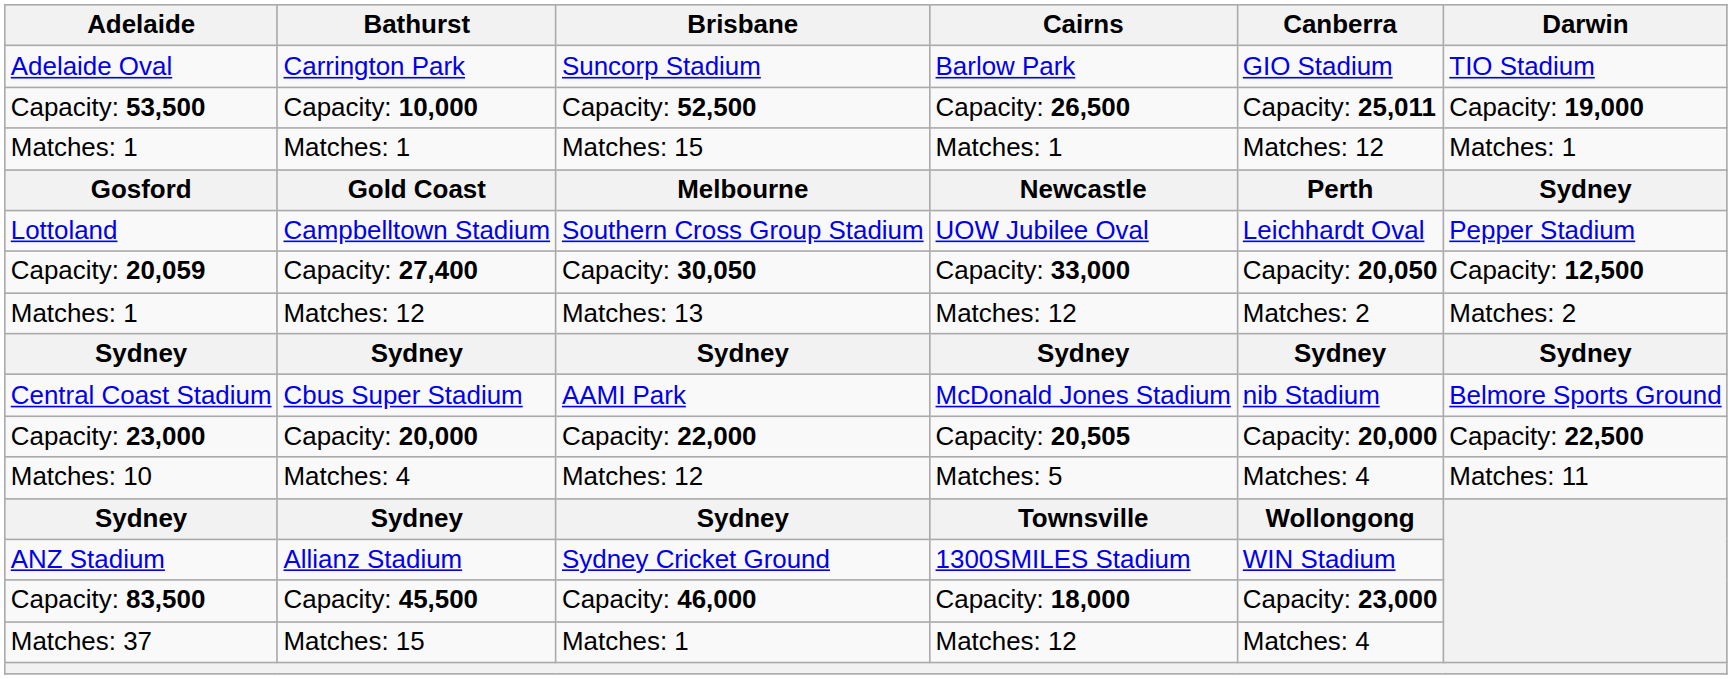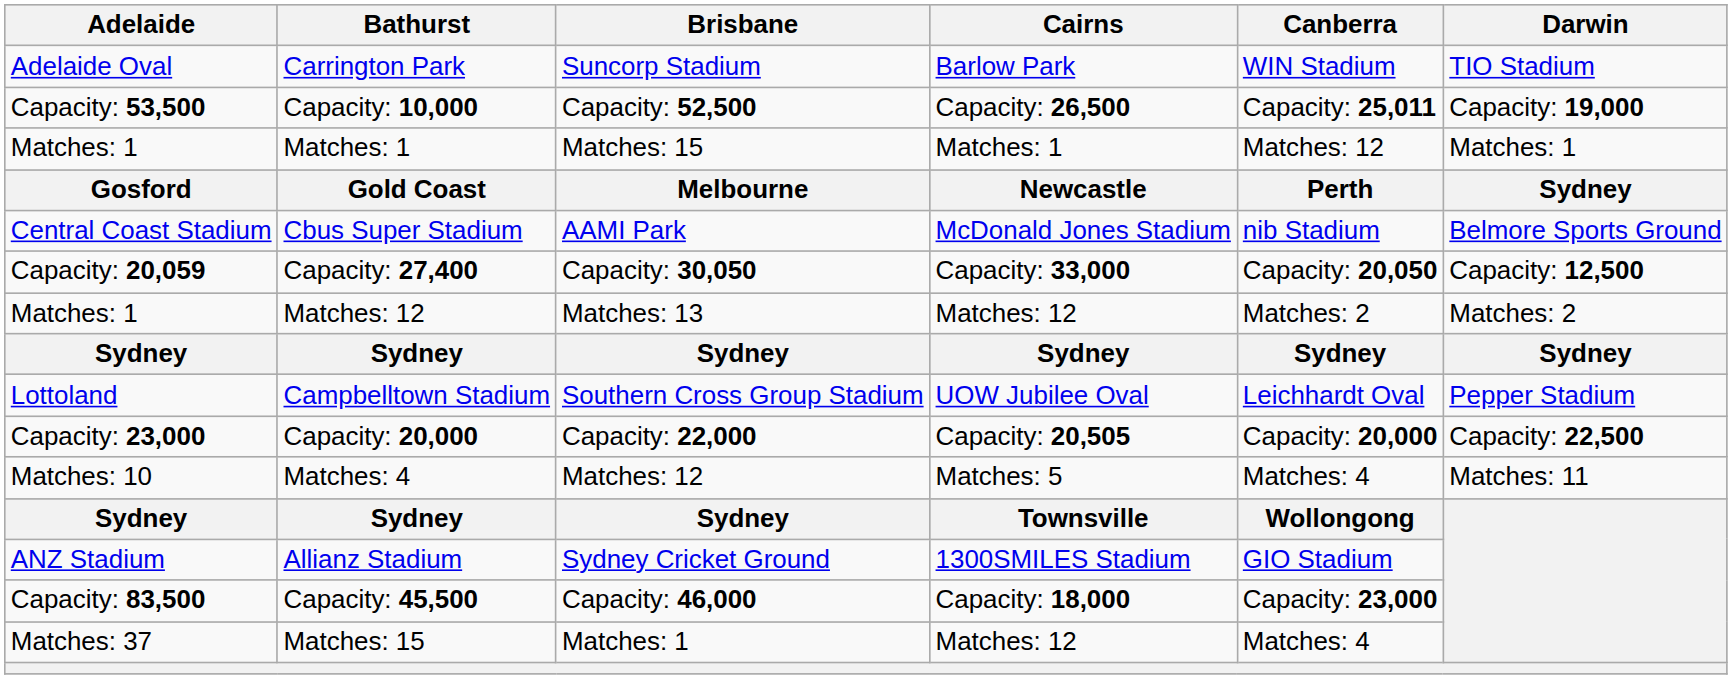(1318, 66) GIO Stadium -> (1319, 66) WIN Stadium
rows swapped: (403, 395) <-> (417, 230)
(1319, 559) WIN Stadium -> (1318, 559) GIO Stadium
